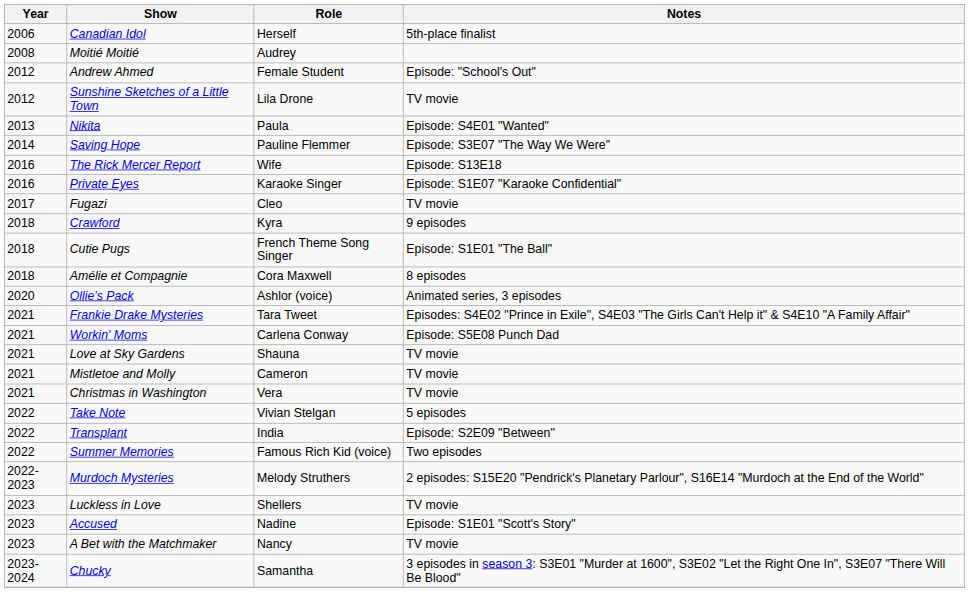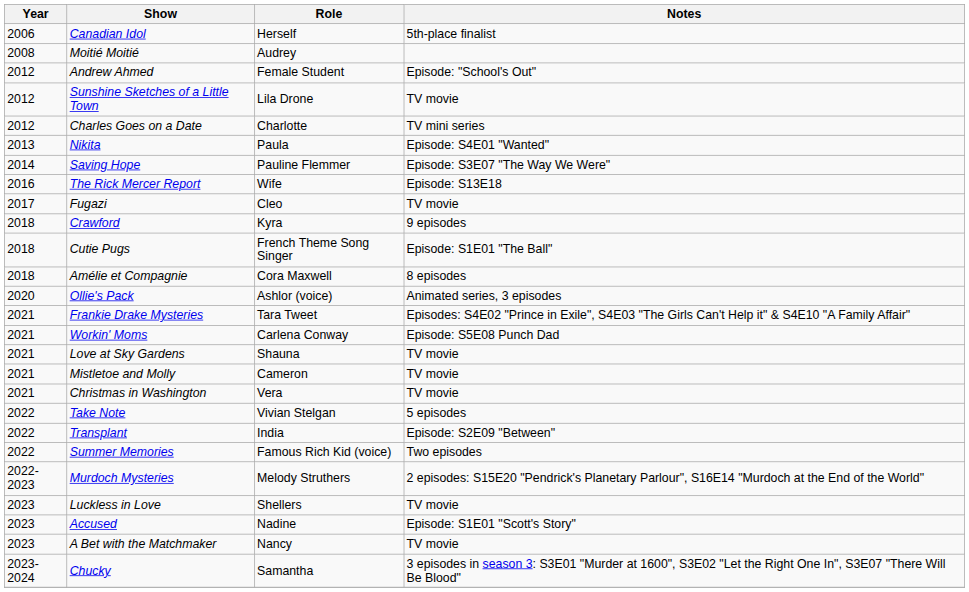+ row: (136, 125)
- row: (104, 184)
